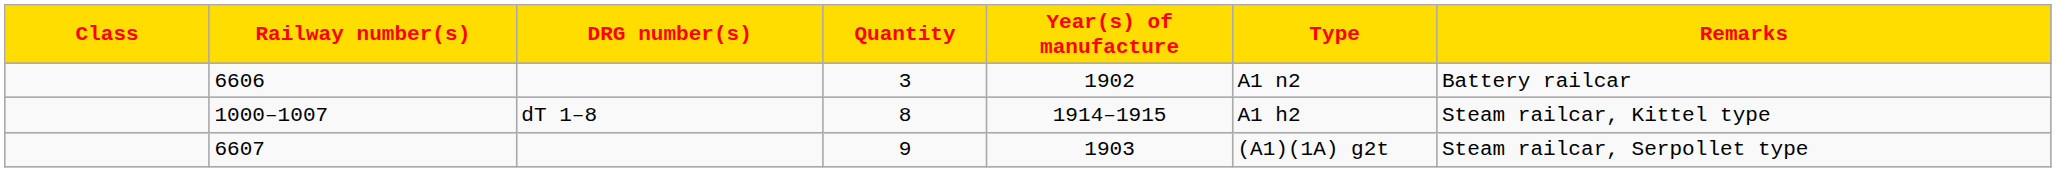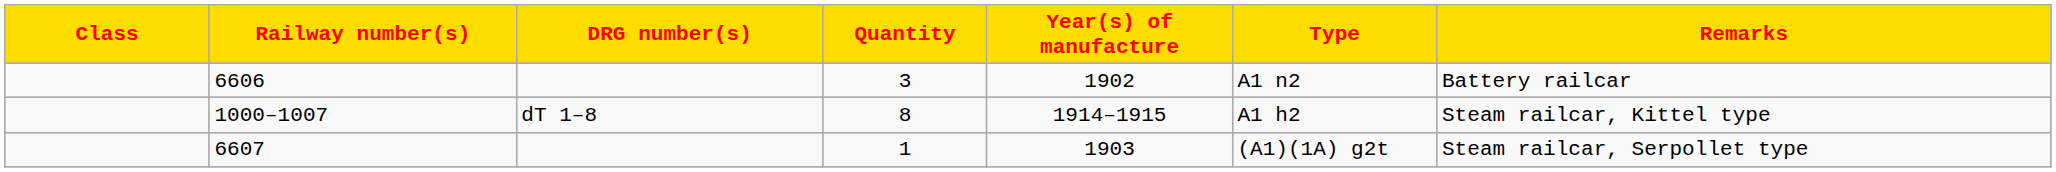(905, 149) 9 -> (905, 149) 1
